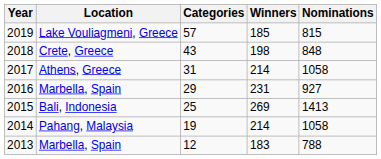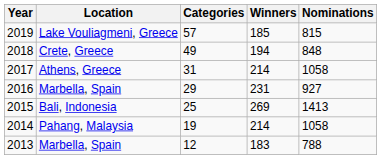(190, 51) 43 -> (190, 51) 49
(260, 51) 198 -> (260, 51) 194
